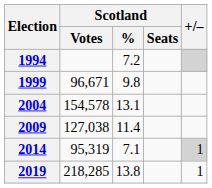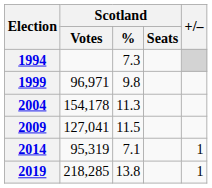(132, 60) 7.2 -> (132, 60) 7.3
(90, 82) 96,671 -> (90, 82) 96,971
(86, 104) 154,578 -> (86, 104) 154,178
(128, 104) 13.1 -> (128, 104) 11.3
(86, 127) 127,038 -> (86, 127) 127,041
(128, 127) 11.4 -> (128, 127) 11.5
(200, 149) lightgrey background -> (200, 149) no background
